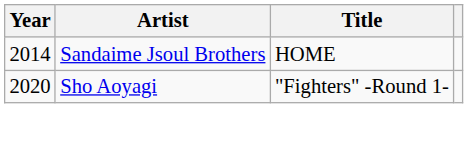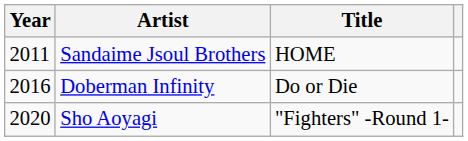(30, 53) 2014 -> (30, 53) 2011
+ row: (137, 86)
